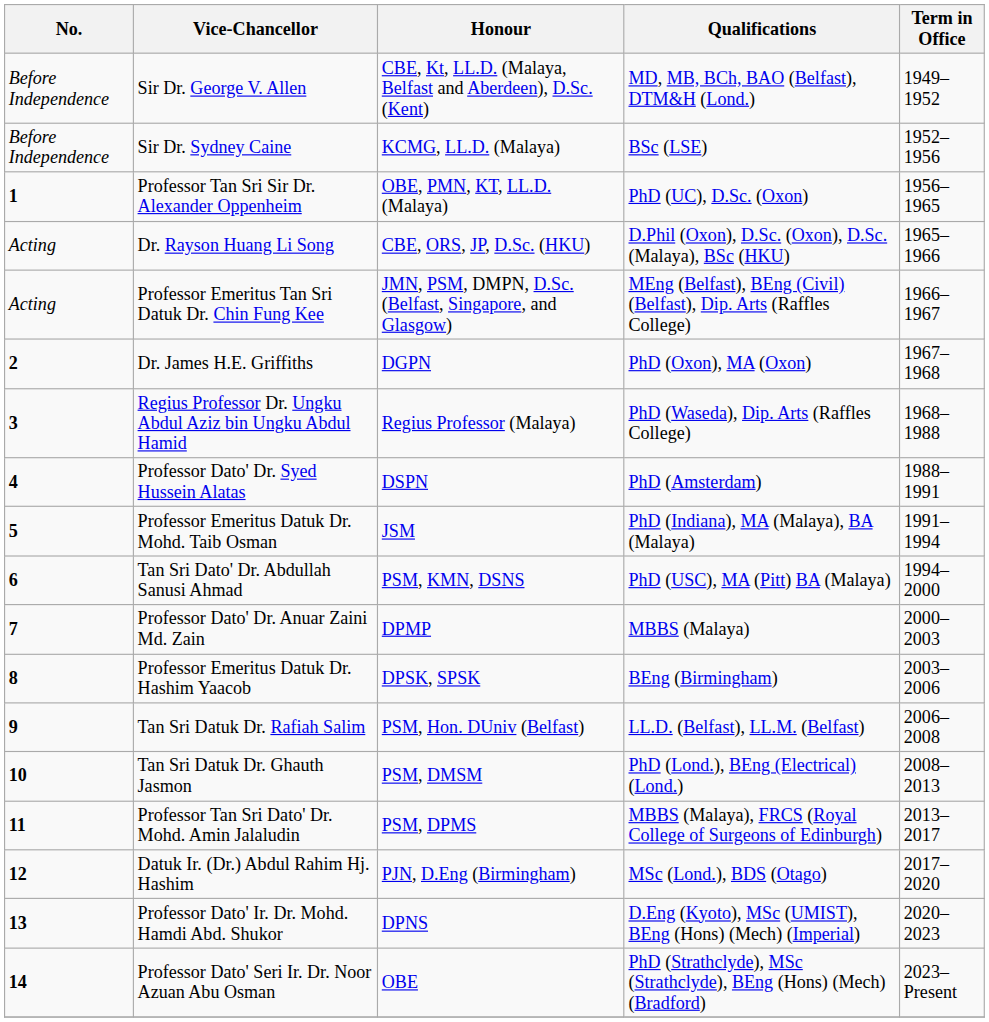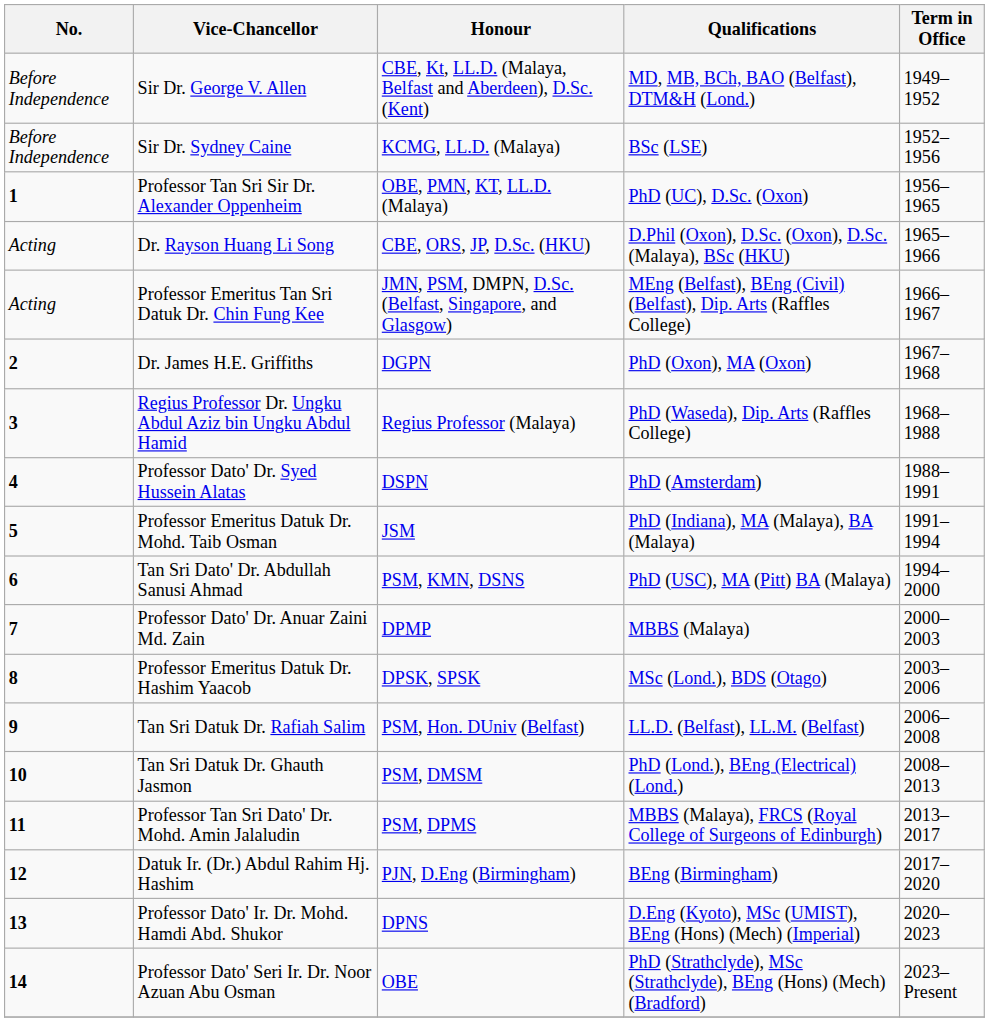(703, 678) BEng (Birmingham) -> (728, 678) MSc (Lond.), BDS (Otago)
(728, 874) MSc (Lond.), BDS (Otago) -> (703, 874) BEng (Birmingham)
